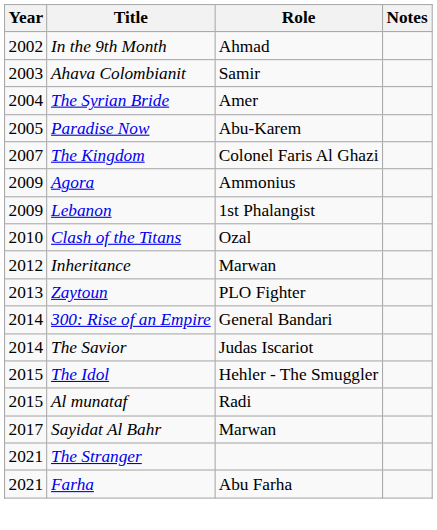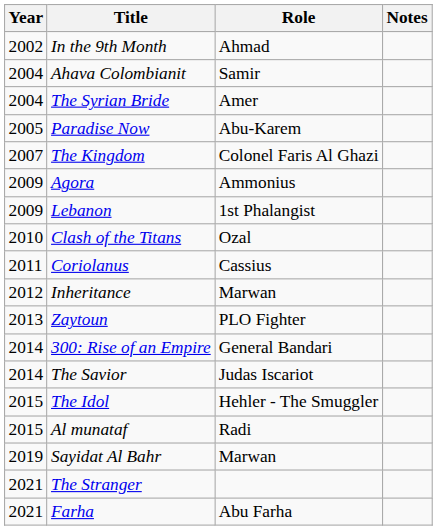(26, 73) 2003 -> (26, 73) 2004
+ row: (90, 264)
(26, 429) 2017 -> (26, 456) 2019
